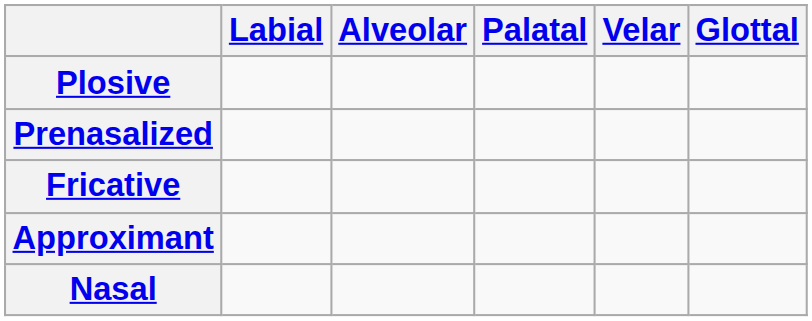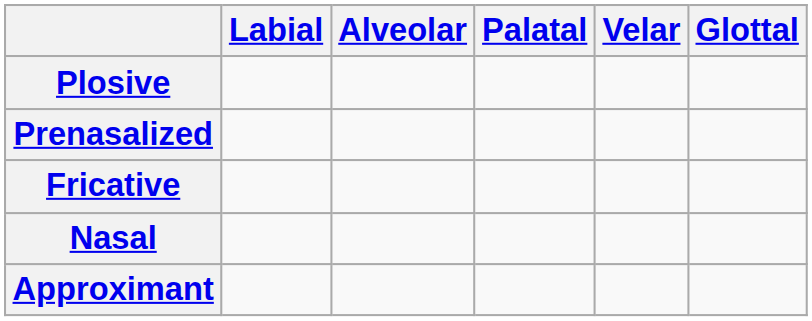rows swapped: (113, 289) <-> (113, 237)
